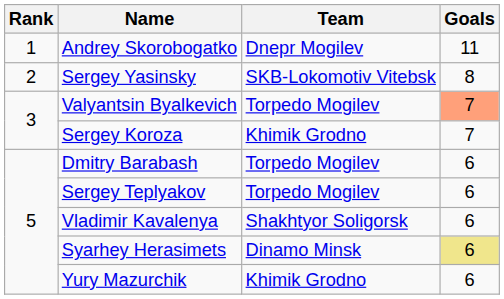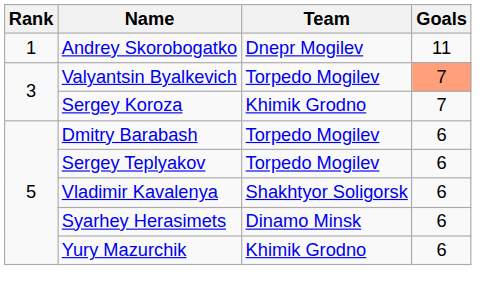- row: (129, 76)
(470, 250) khaki background -> (442, 221) no background
